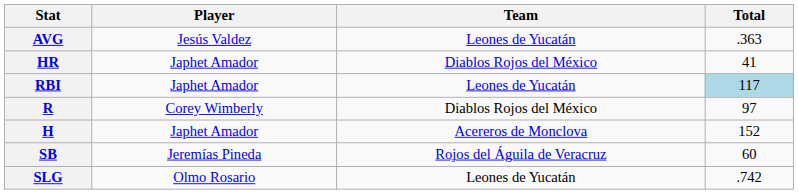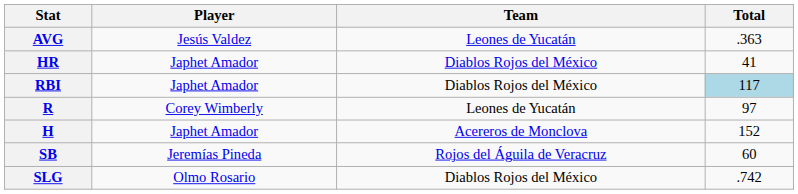(521, 85) Leones de Yucatán -> (521, 85) Diablos Rojos del México
(521, 108) Diablos Rojos del México -> (521, 108) Leones de Yucatán
(521, 177) Leones de Yucatán -> (521, 177) Diablos Rojos del México
